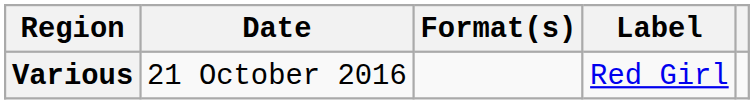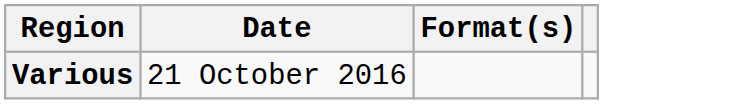- column: (659, 29)
